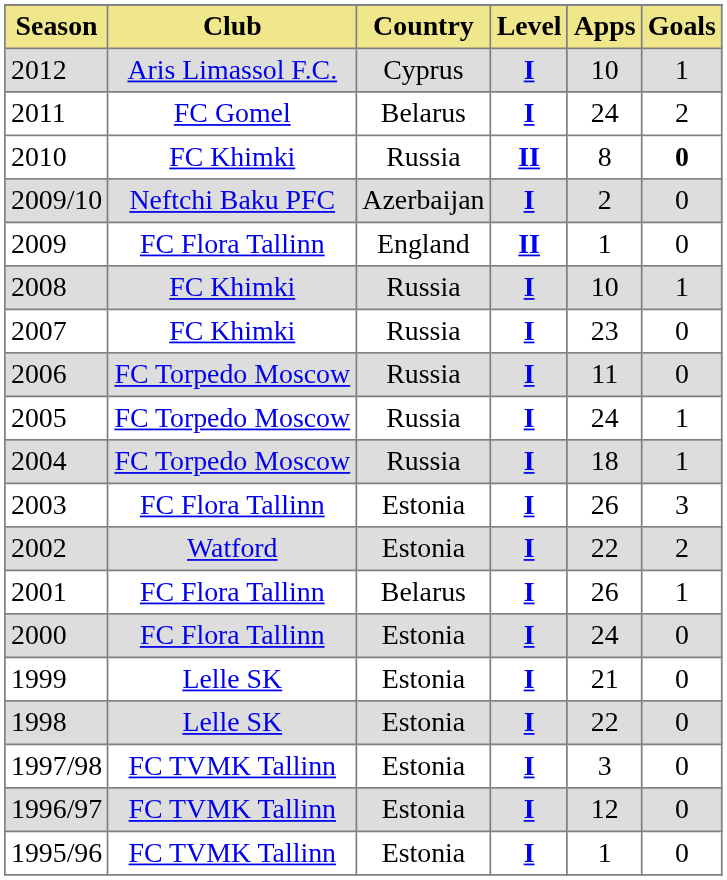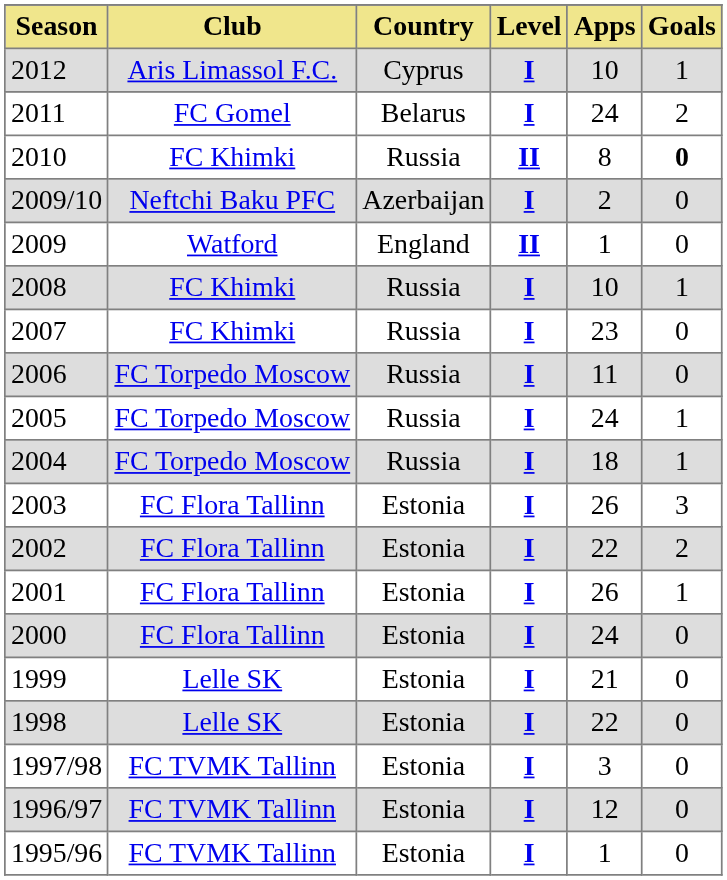(232, 243) FC Flora Tallinn -> (232, 243) Watford
(232, 548) Watford -> (232, 548) FC Flora Tallinn
(423, 591) Belarus -> (423, 591) Estonia
